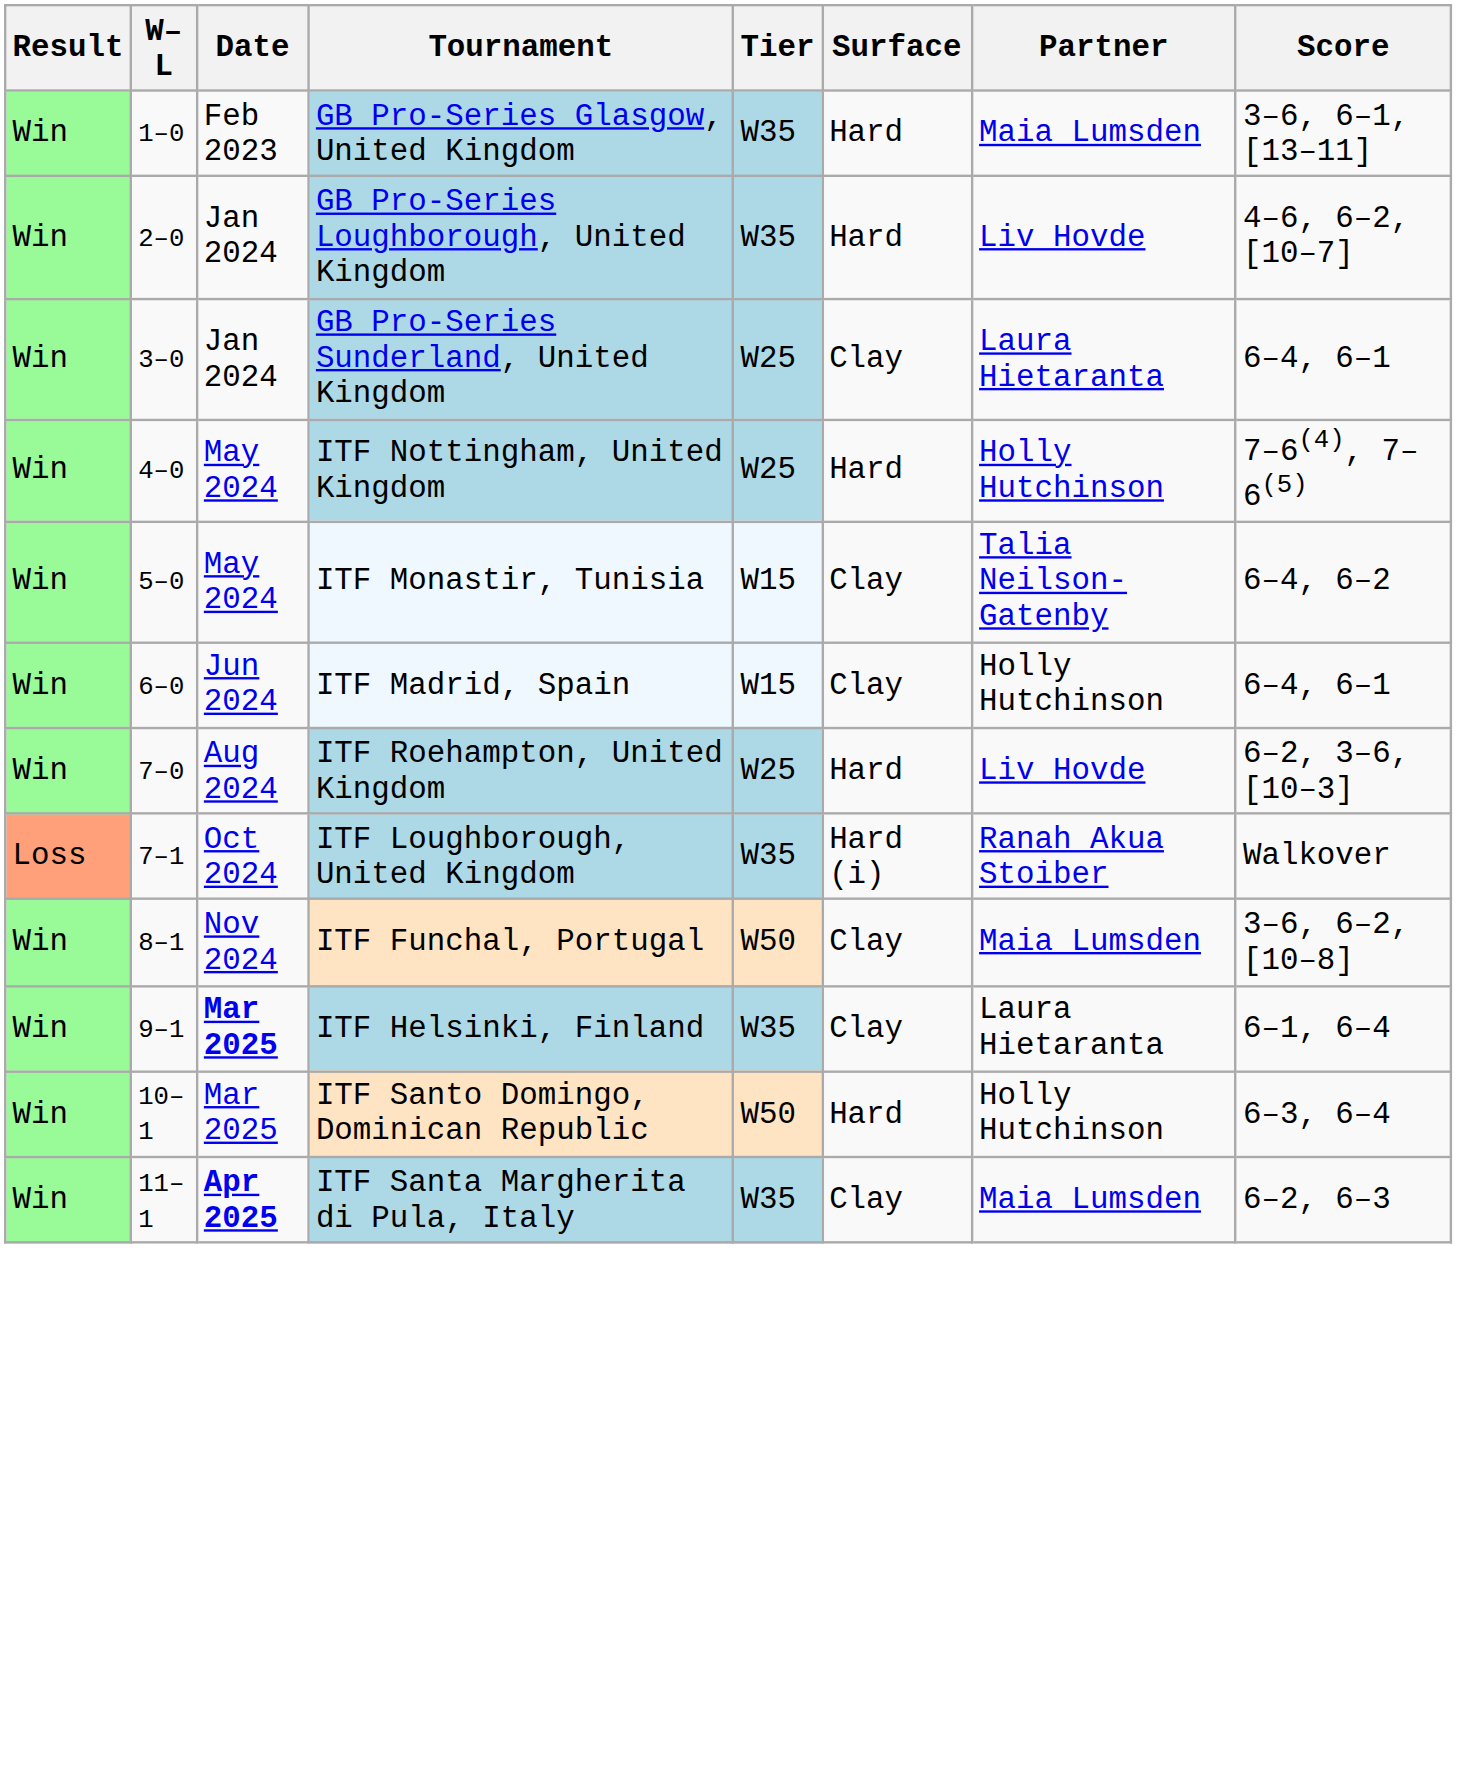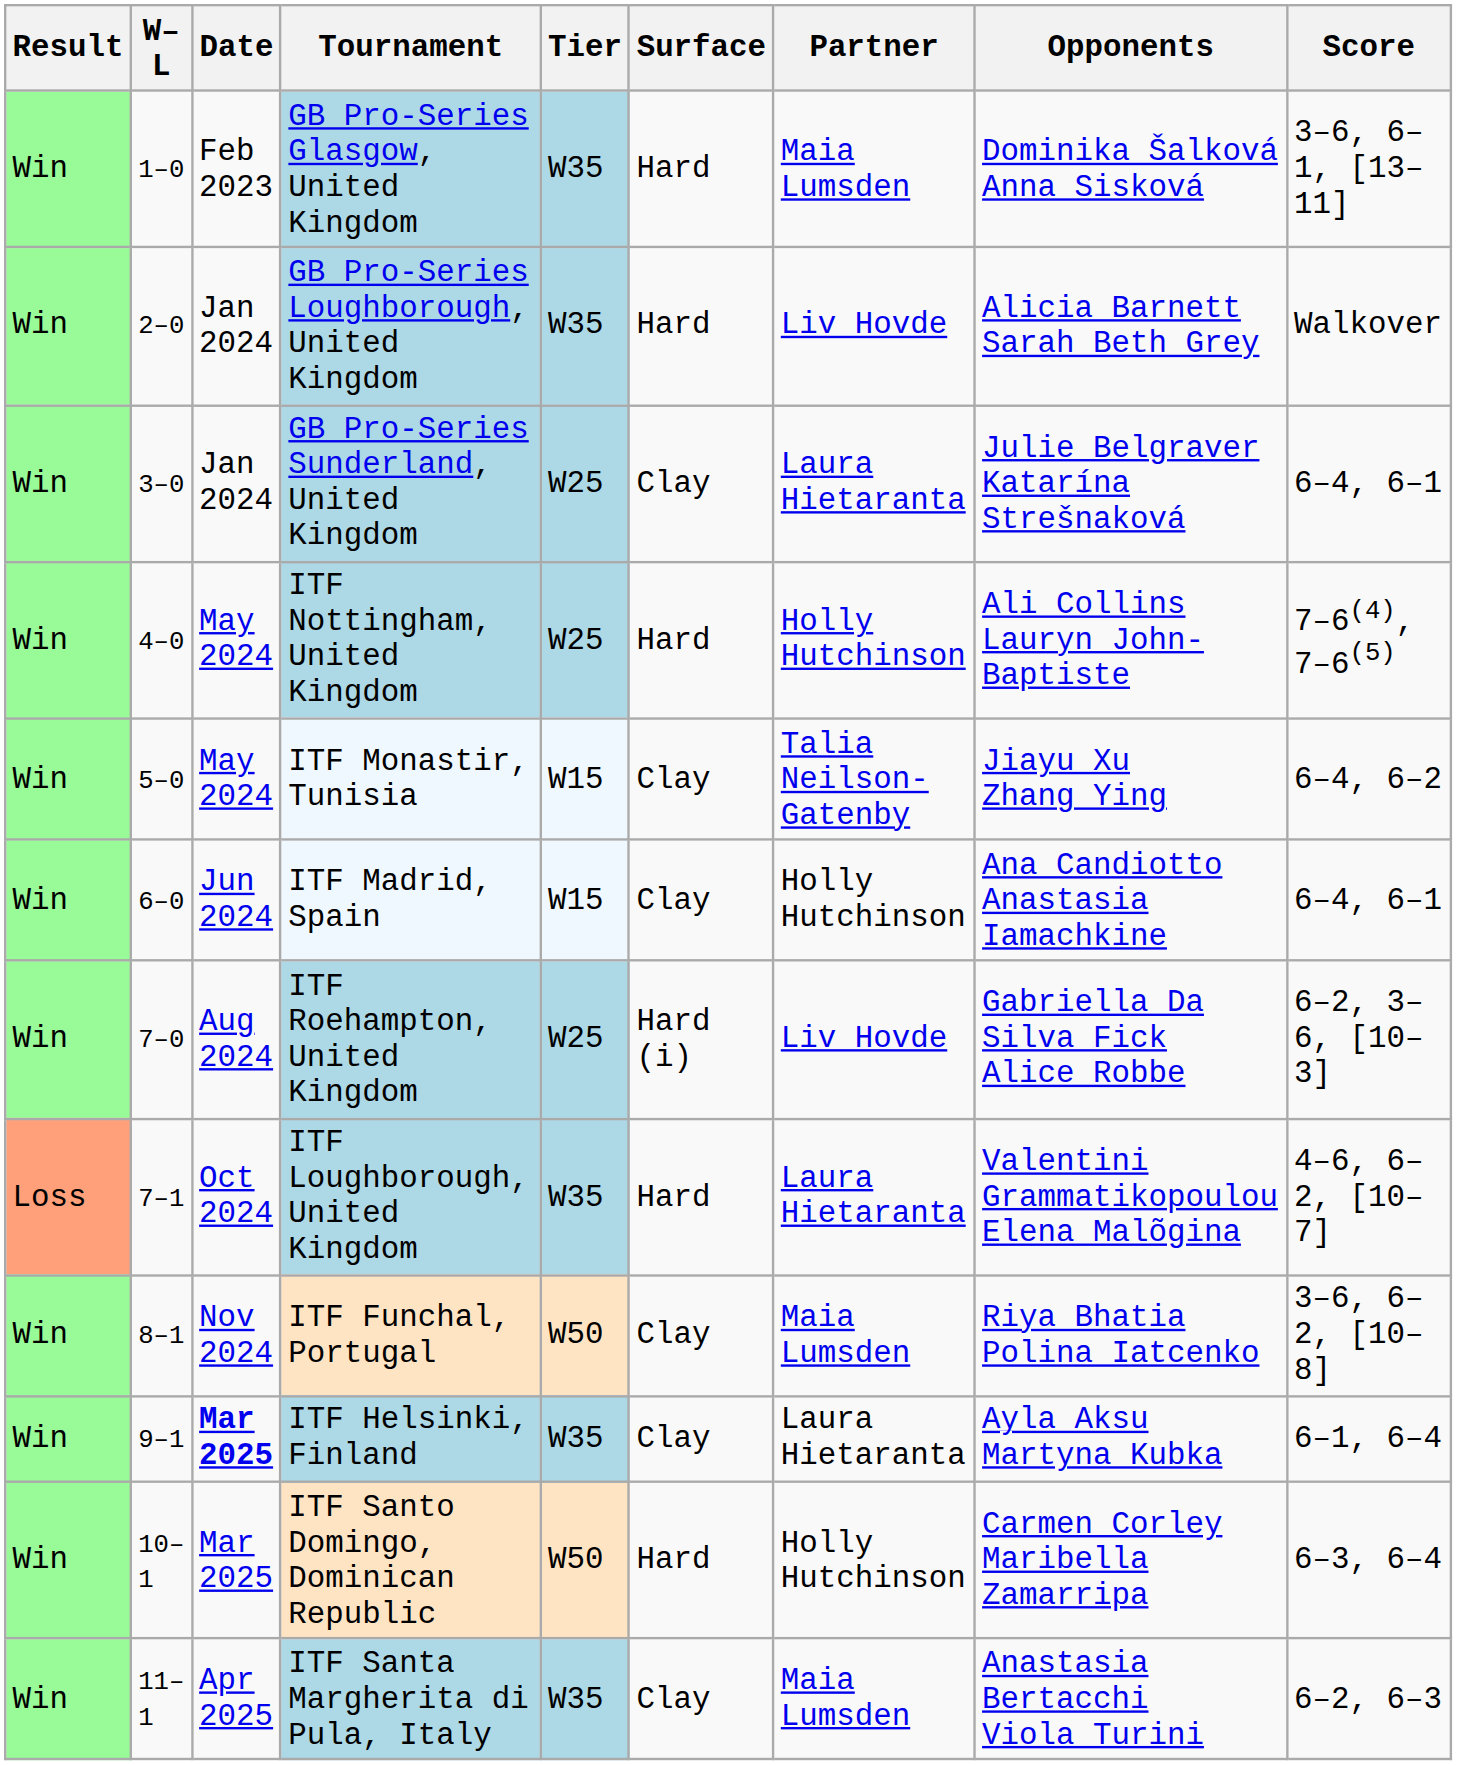+ column: (1131, 48)
(1326, 237) 4–6, 6–2, [10–7] -> (1368, 326) Walkover
(866, 771) Hard -> (674, 1039) Hard (i)
(866, 857) Hard (i) -> (674, 1196) Hard
(1072, 857) Ranah Akua Stoiber -> (873, 1196) Laura Hietaranta
(1317, 857) Walkover -> (1359, 1196) 4–6, 6–2, [10–7]
(241, 1200) bold -> (236, 1699) normal
